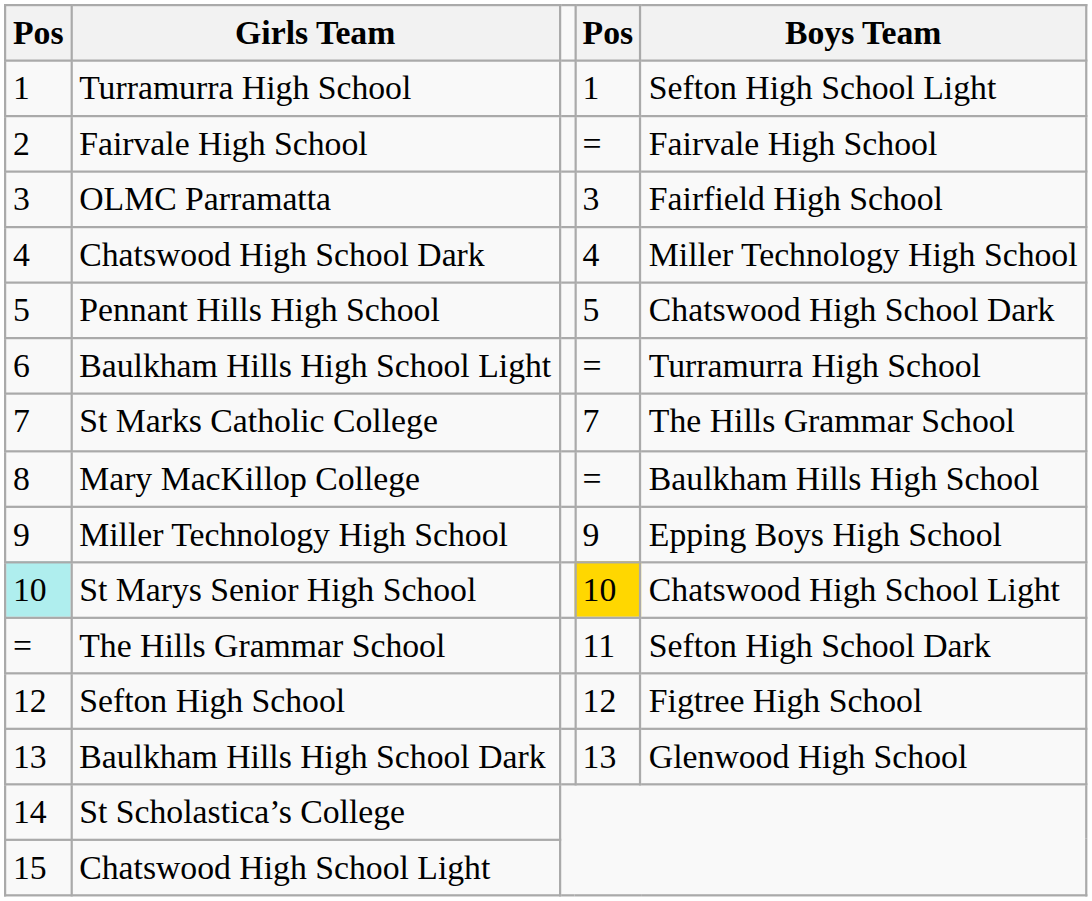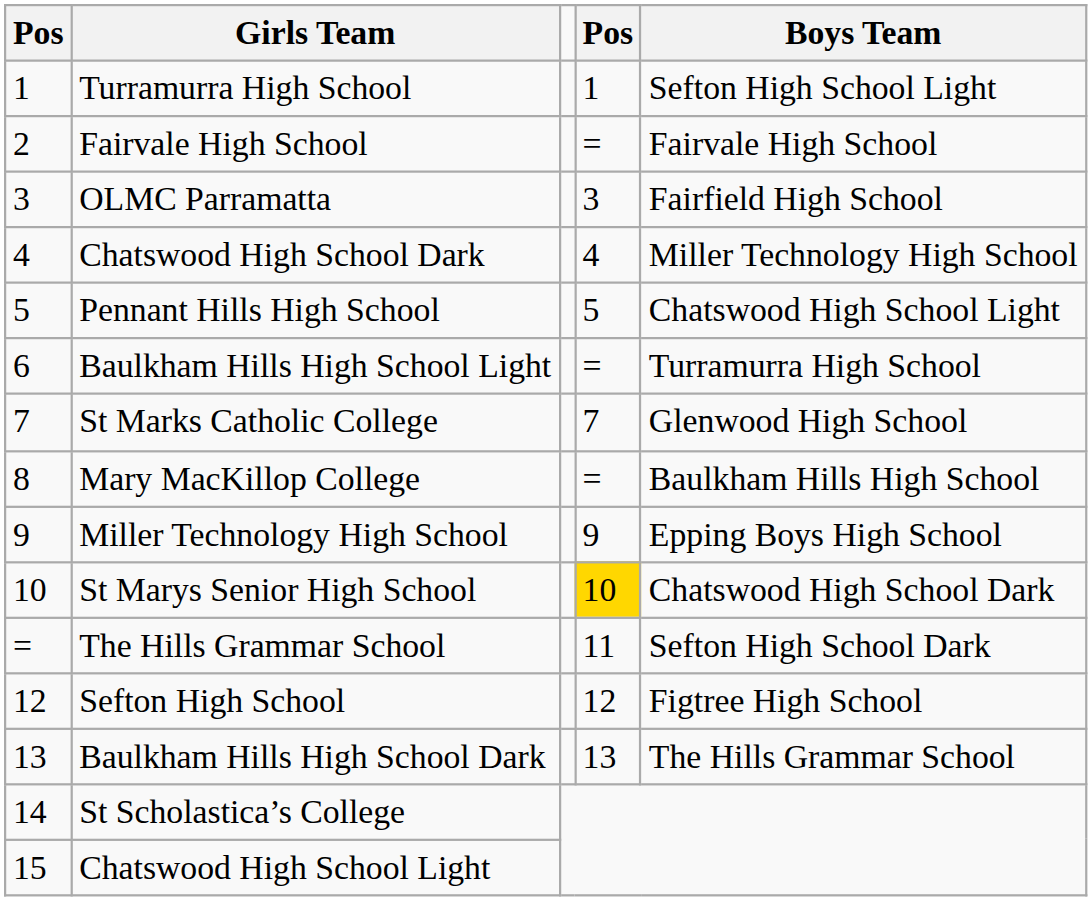(852, 310) Chatswood High School Dark -> (854, 310) Chatswood High School Light
(832, 421) The Hills Grammar School -> (808, 421) Glenwood High School
(30, 588) paleturquoise background -> (30, 588) no background
(854, 588) Chatswood High School Light -> (852, 588) Chatswood High School Dark
(808, 755) Glenwood High School -> (832, 755) The Hills Grammar School
